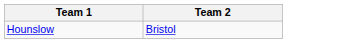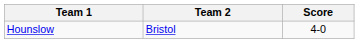+ column: (318, 13)
